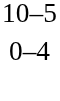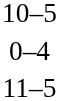+ row: (29, 88)
